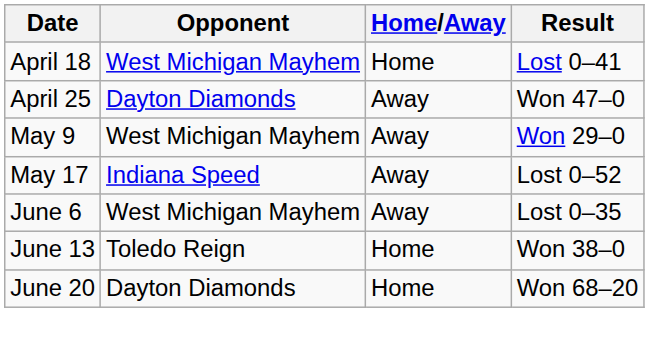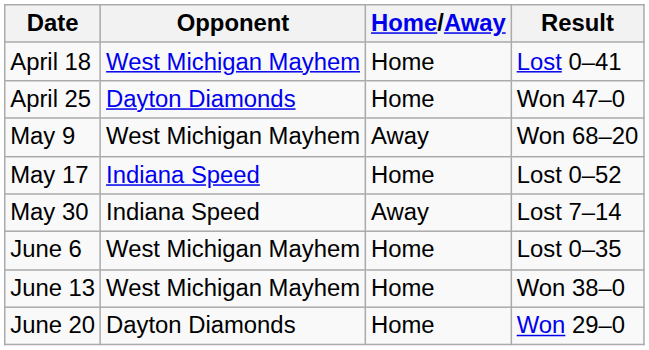(400, 99) Away -> (403, 99) Home
(571, 136) Won 29–0 -> (577, 136) Won 68–20
(400, 174) Away -> (403, 174) Home
+ row: (49, 212)
(400, 212) Away -> (403, 250) Home
(176, 250) Toledo Reign -> (233, 288) West Michigan Mayhem
(577, 288) Won 68–20 -> (571, 325) Won 29–0
